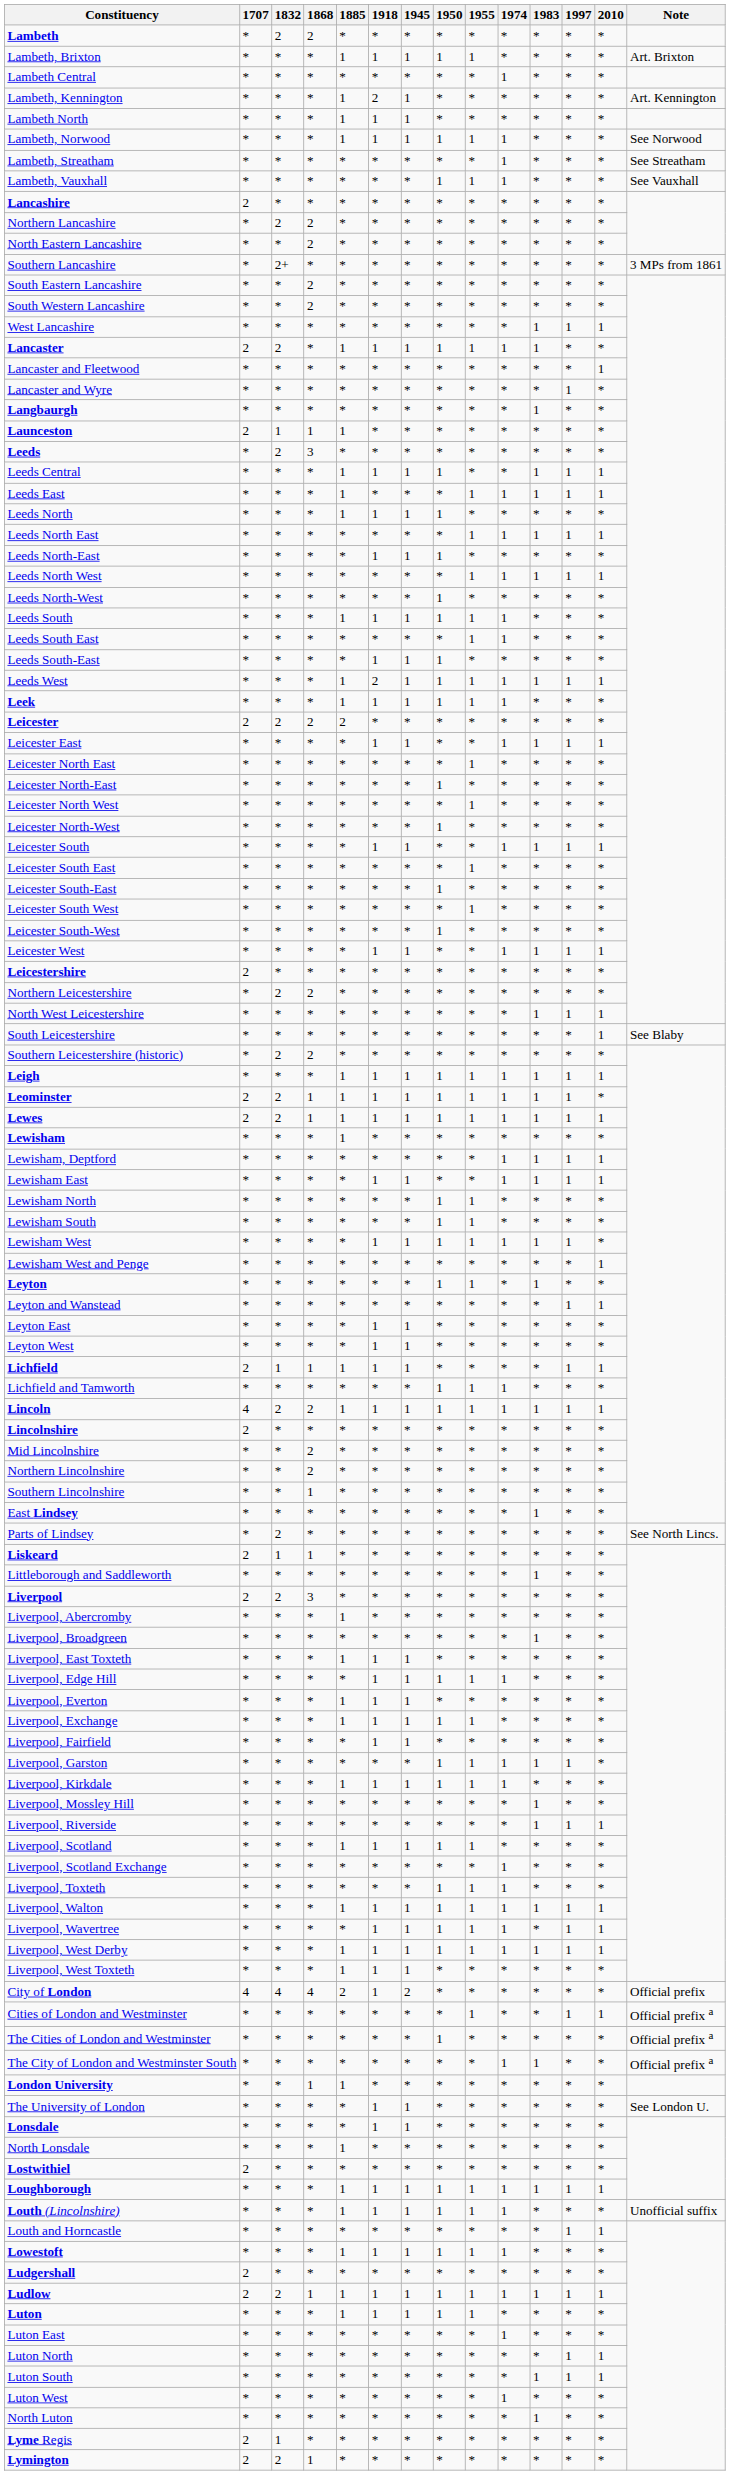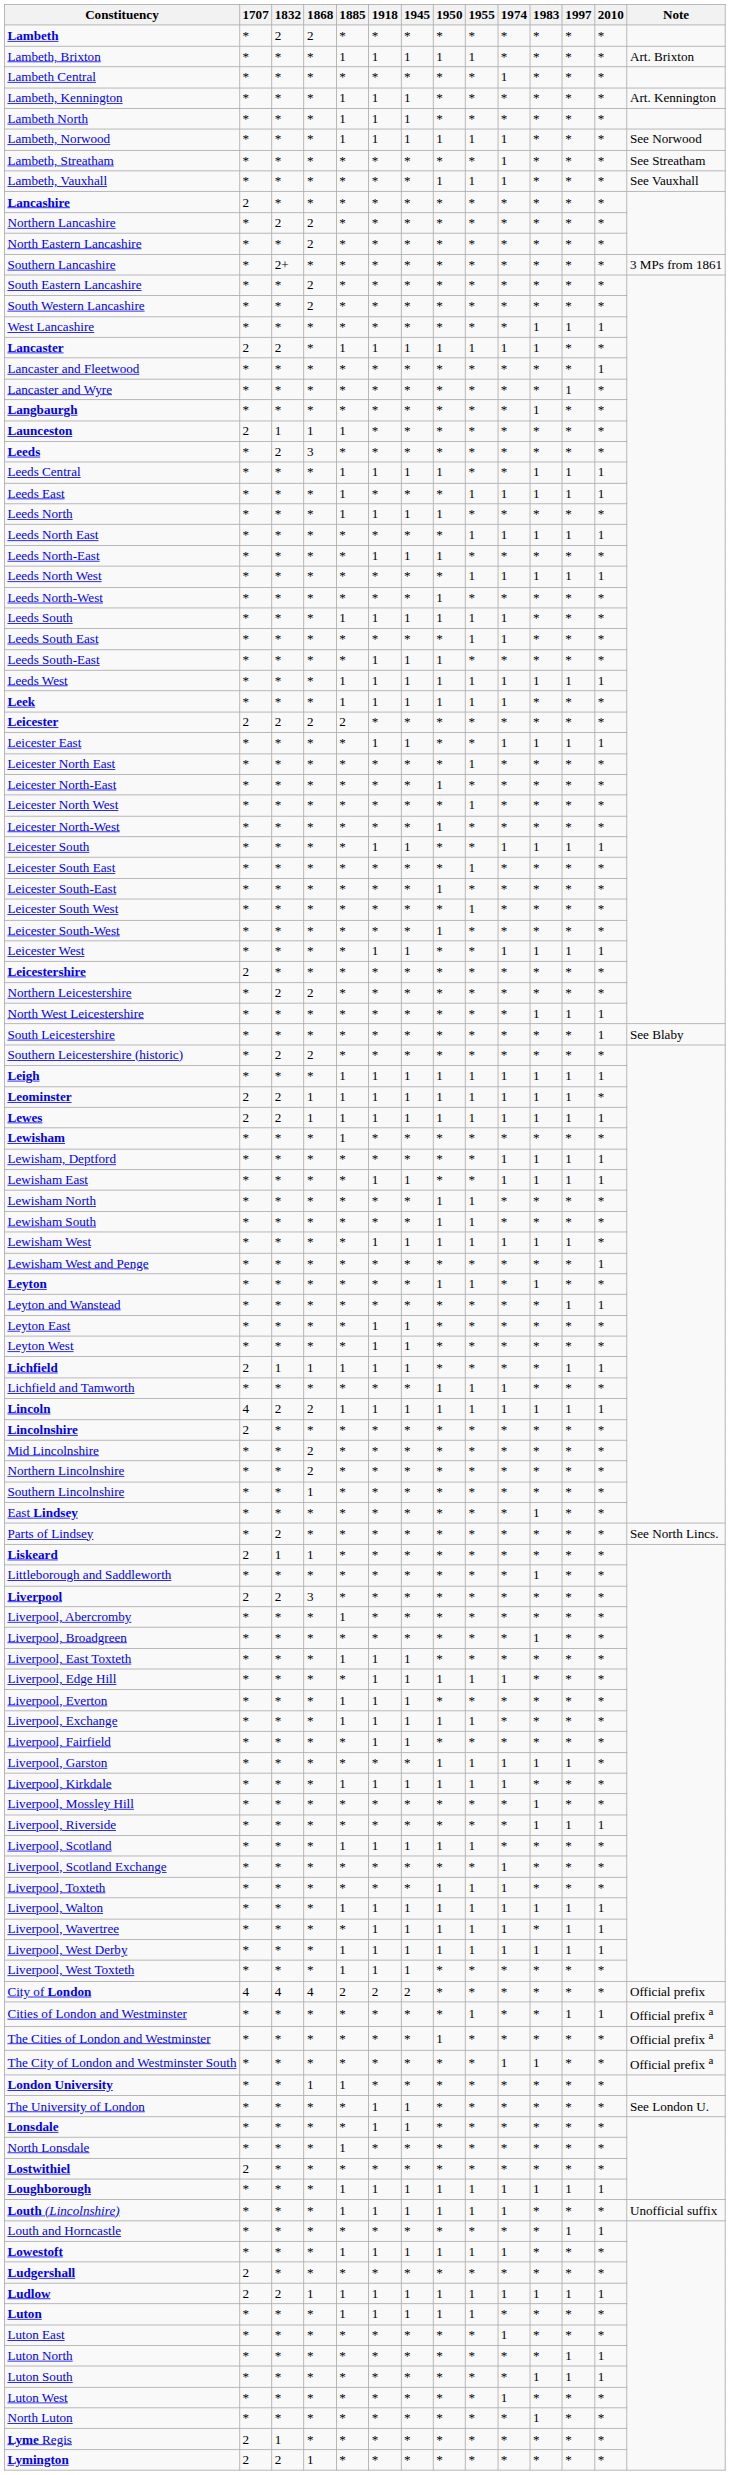(375, 98) 2 -> (375, 98) 1
(375, 680) 2 -> (375, 680) 1
(375, 1991) 1 -> (375, 1991) 2
